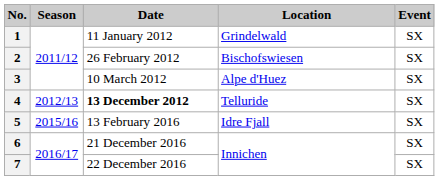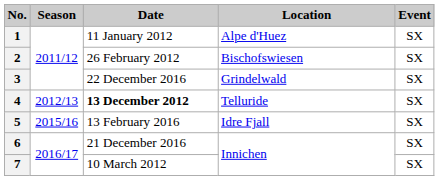(254, 36) Grindelwald -> (254, 36) Alpe d'Huez
(127, 79) 10 March 2012 -> (136, 79) 22 December 2016
(254, 79) Alpe d'Huez -> (254, 79) Grindelwald
(136, 164) 22 December 2016 -> (127, 164) 10 March 2012
